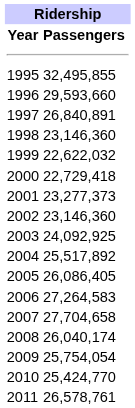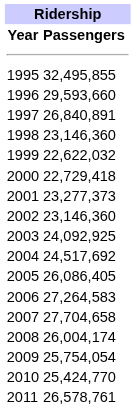(79, 256) 25,517,892 -> (79, 256) 24,517,692
(79, 337) 26,040,174 -> (79, 337) 26,004,174
